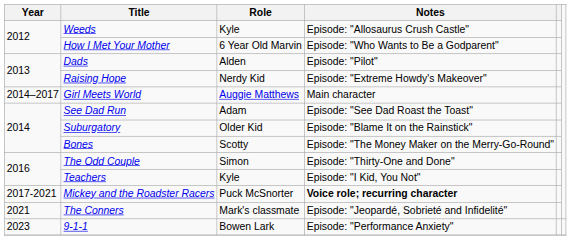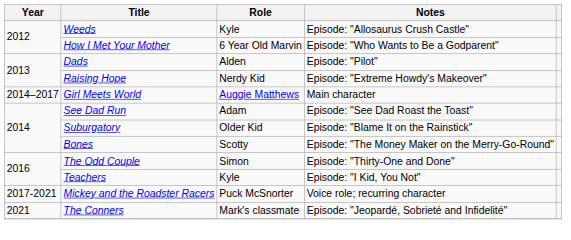(382, 194) bold -> (376, 194) normal
- row: (76, 227)
